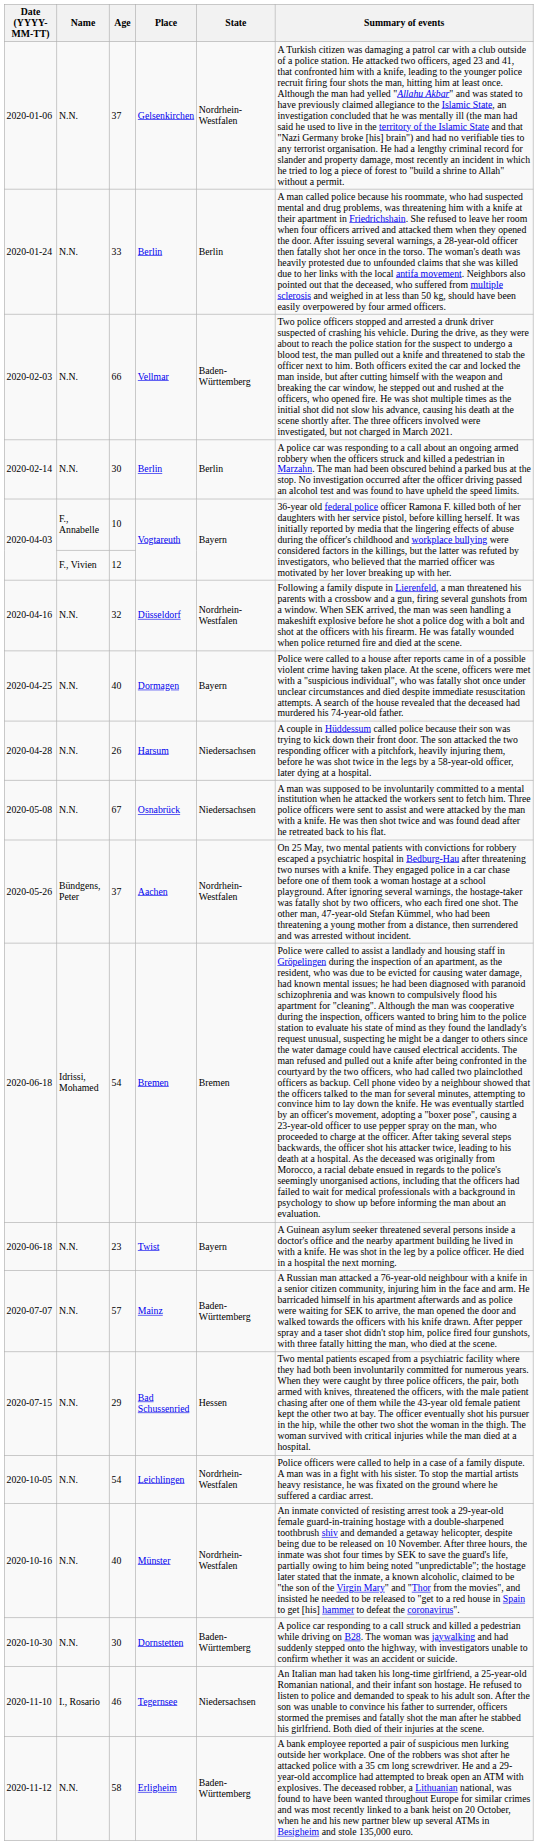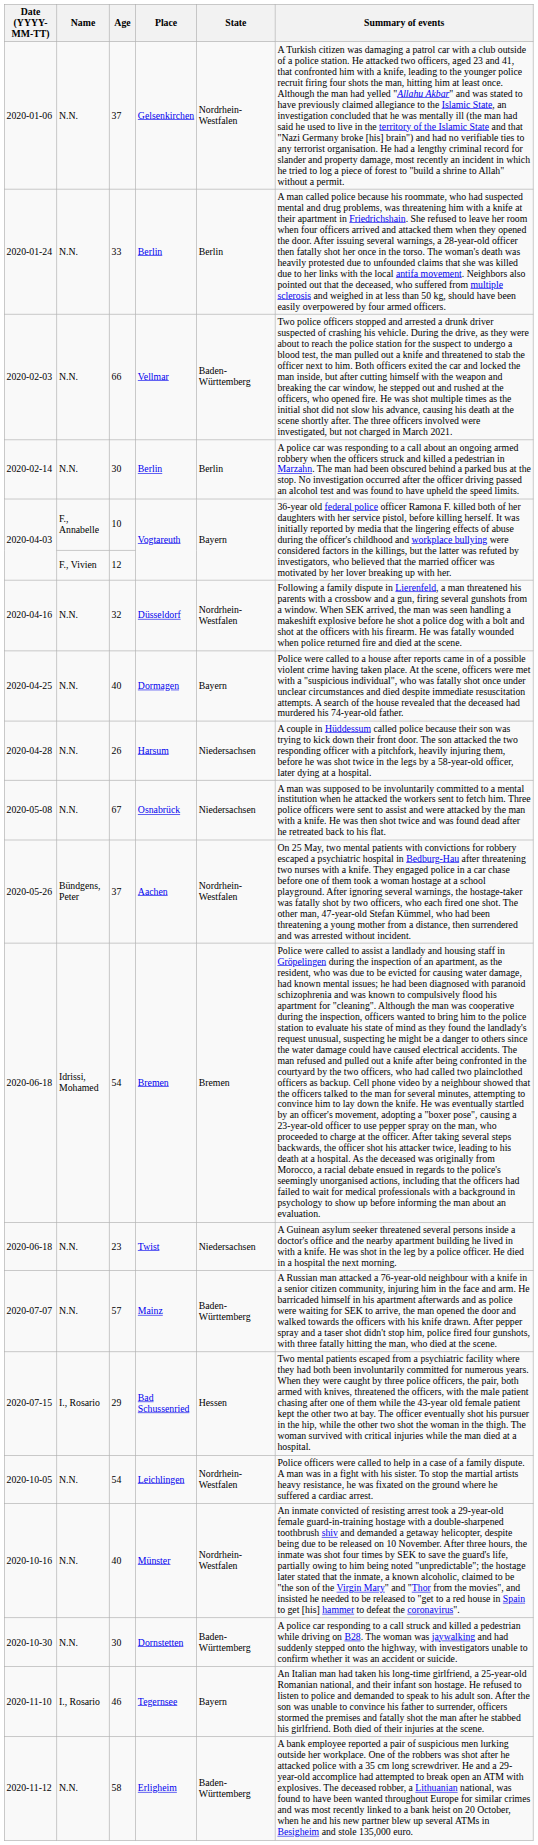(213, 1246) Bayern -> (227, 1246) Niedersachsen
(68, 1403) N.N. -> (79, 1403) I., Rosario
(227, 1701) Niedersachsen -> (213, 1701) Bayern
